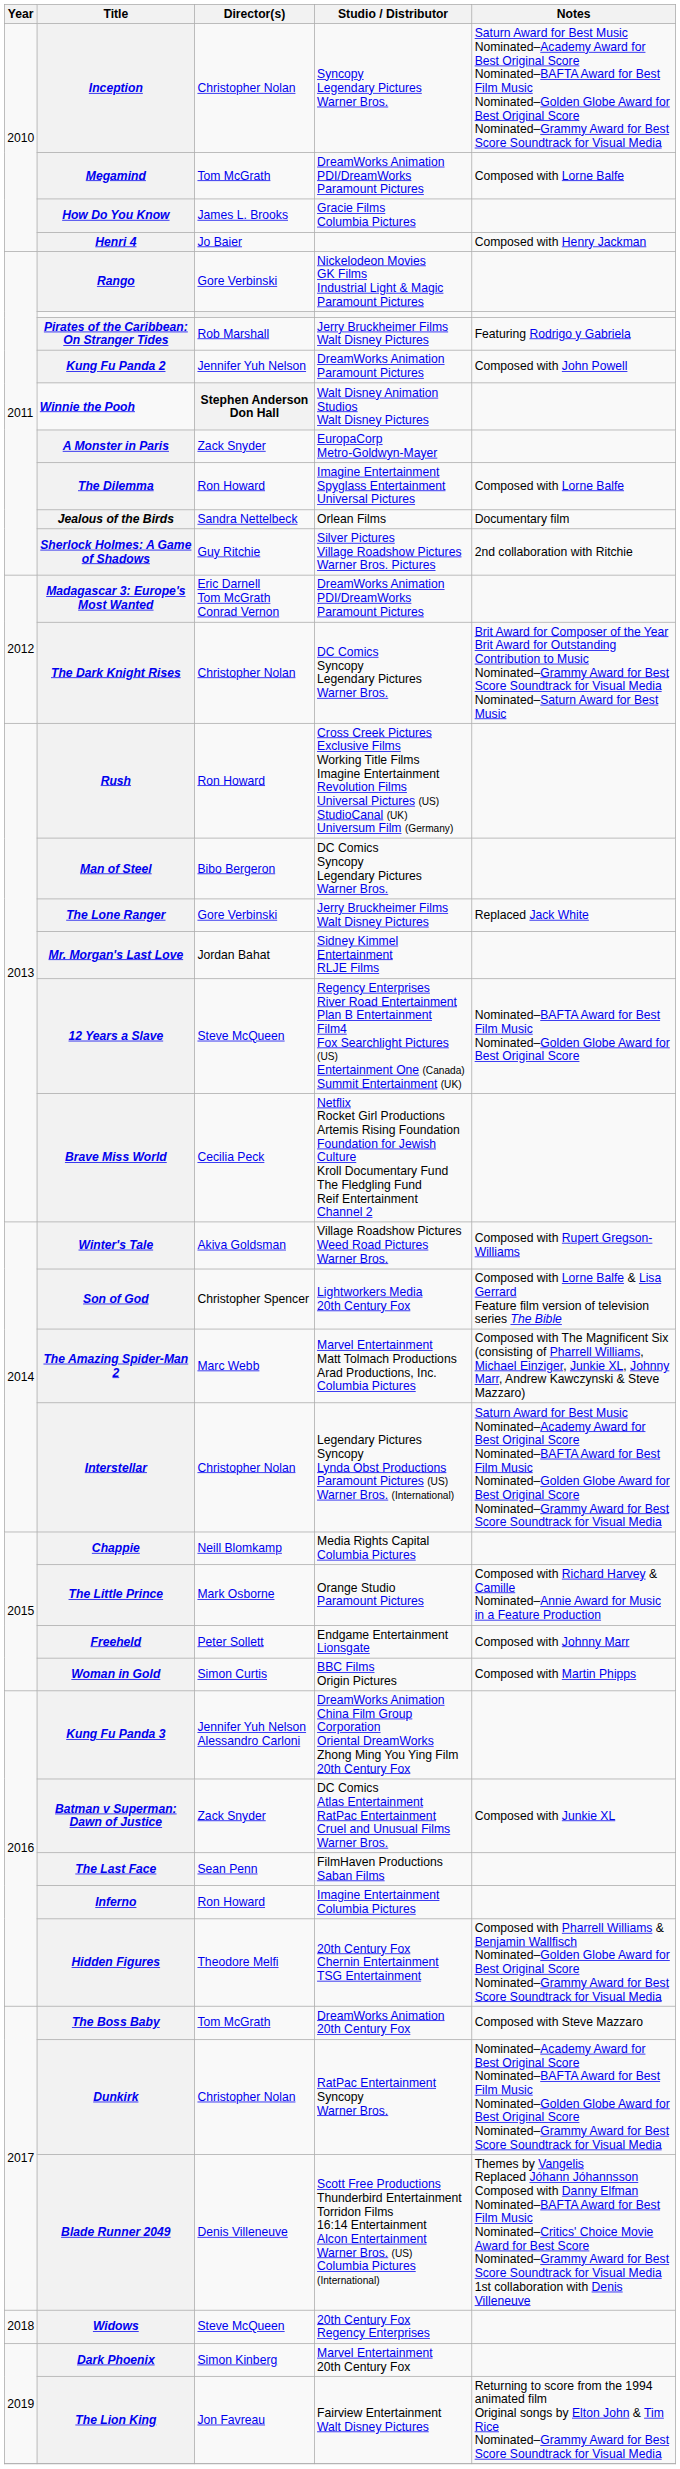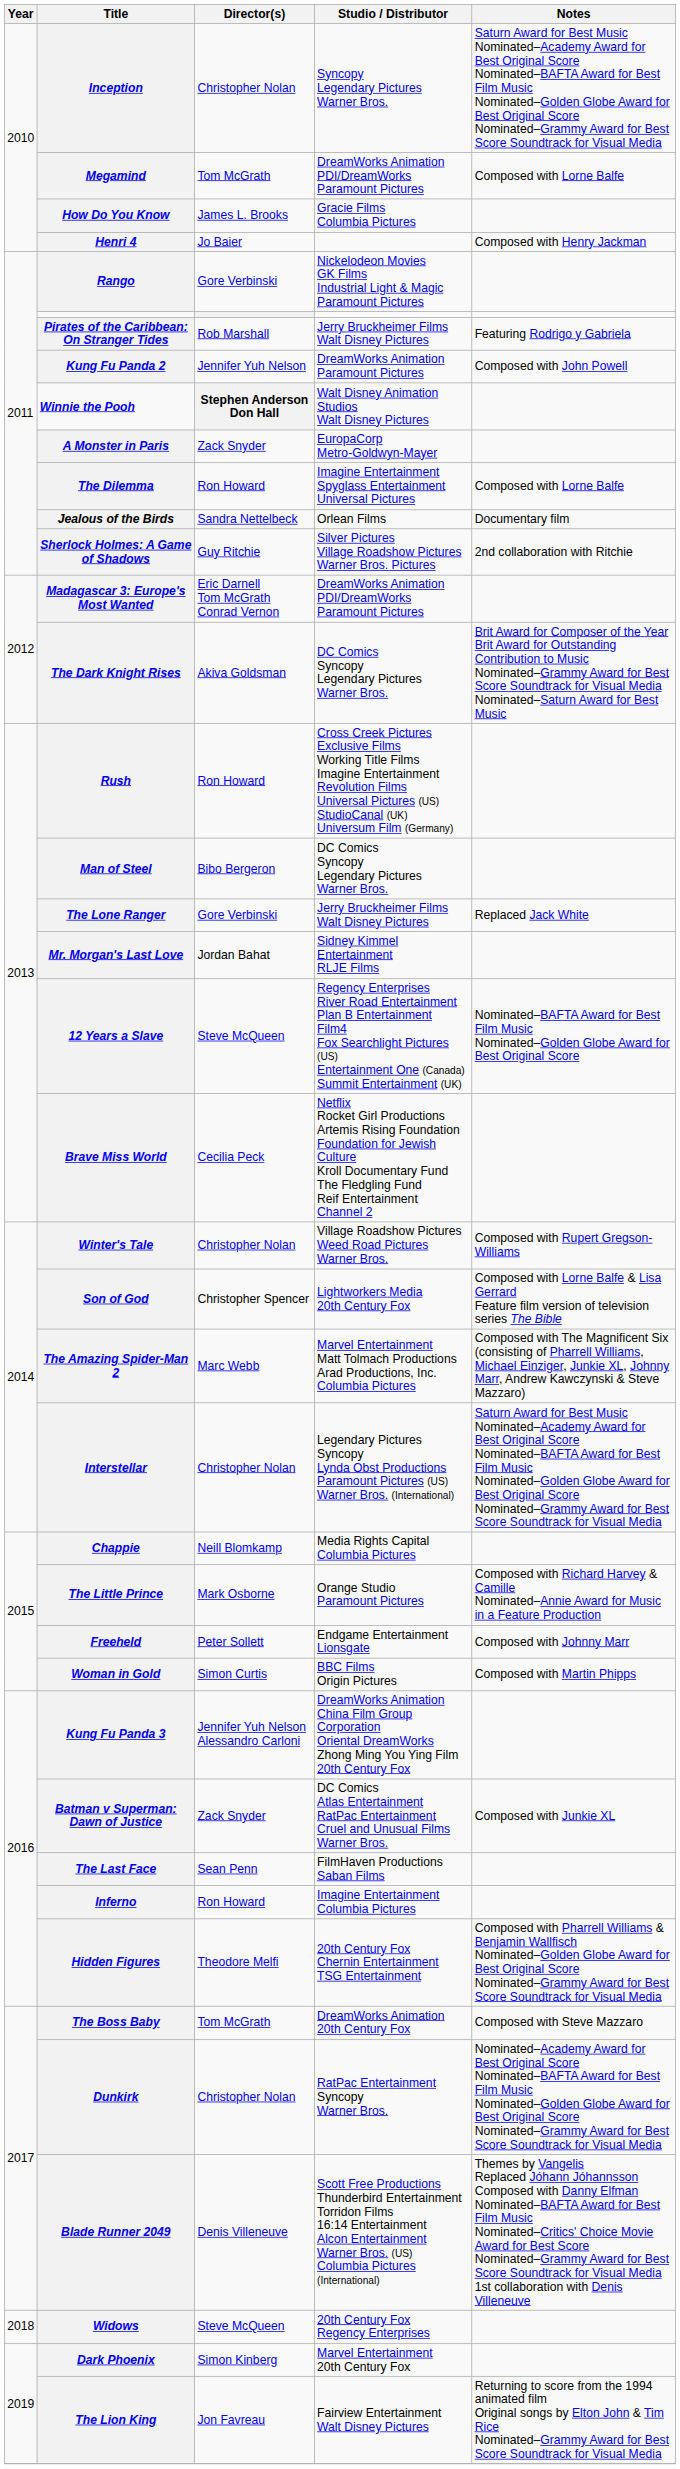(246, 672) Christopher Nolan -> (242, 672) Akiva Goldsman
(242, 1245) Akiva Goldsman -> (246, 1245) Christopher Nolan
